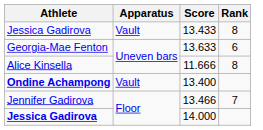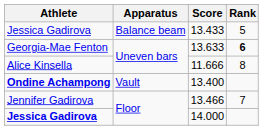(128, 31) Vault -> (151, 31) Balance beam
(235, 31) 8 -> (243, 31) 5
(235, 48) normal -> (243, 48) bold
